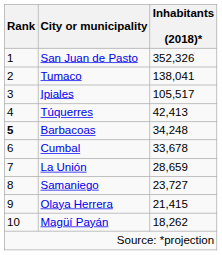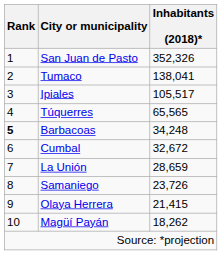(170, 112) 42,413 -> (170, 112) 65,565
(170, 149) 33,678 -> (170, 149) 32,672
(170, 185) 23,727 -> (170, 185) 23,726
